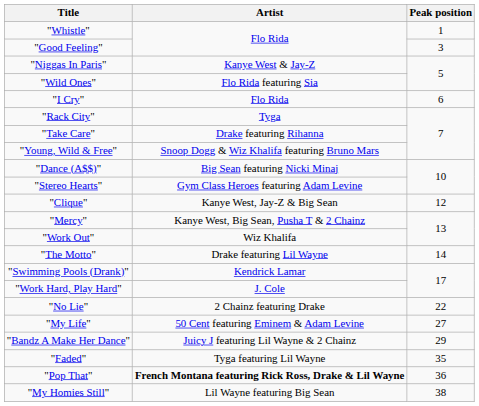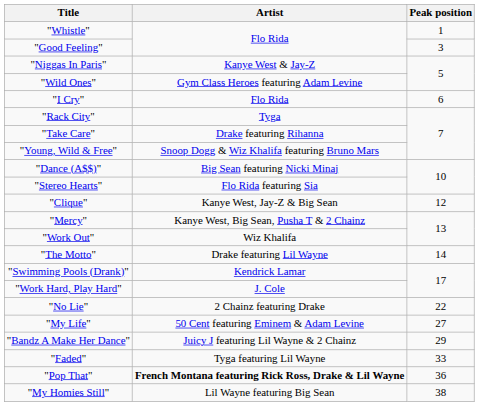(270, 82) Flo Rida featuring Sia -> (270, 82) Gym Class Heroes featuring Adam Levine
(270, 185) Gym Class Heroes featuring Adam Levine -> (270, 185) Flo Rida featuring Sia
(441, 358) 35 -> (441, 358) 33
